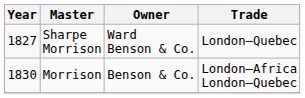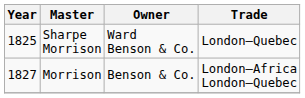(22, 41) 1827 -> (22, 41) 1825
(22, 75) 1830 -> (22, 75) 1827
